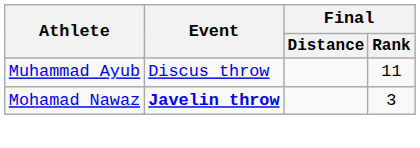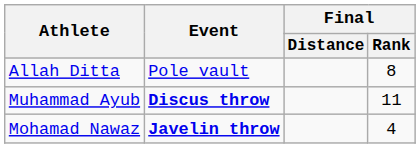+ row: (64, 72)
(209, 72) normal -> (209, 100) bold
(391, 100) 3 -> (391, 129) 4
